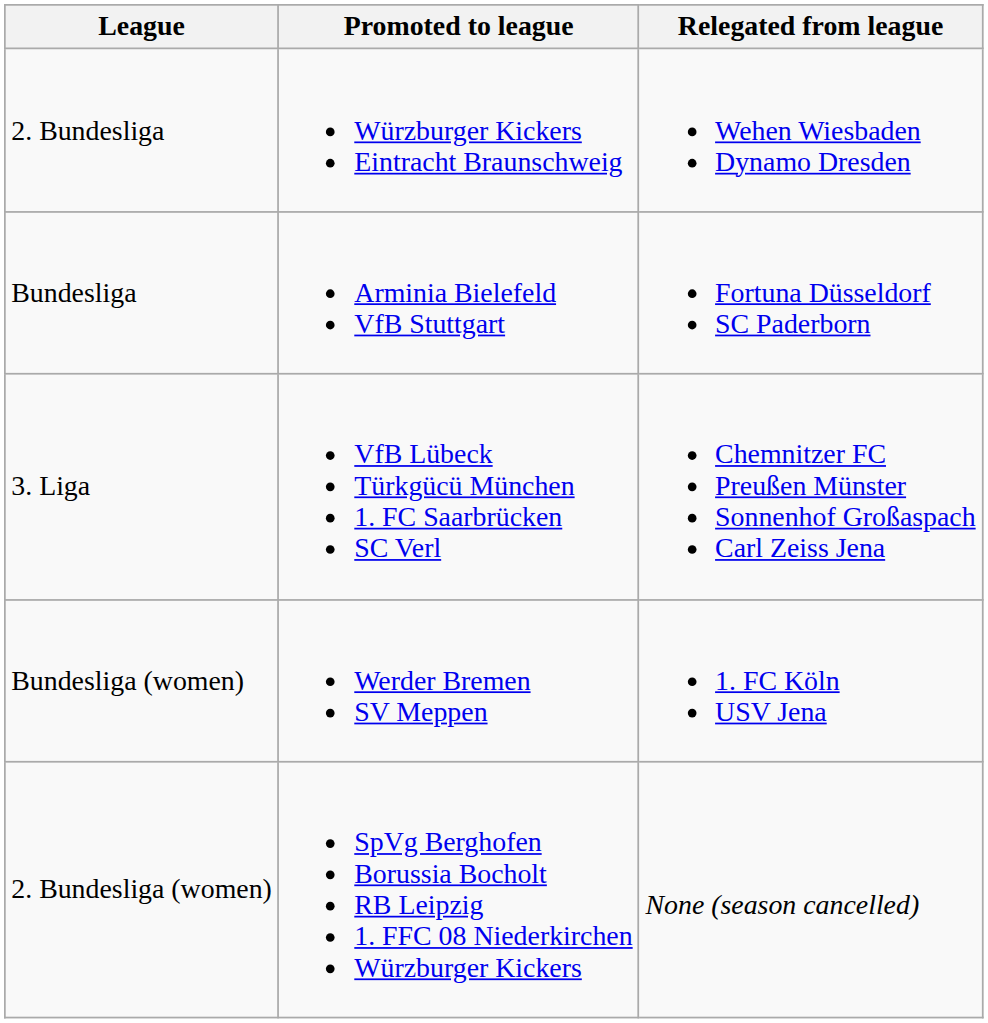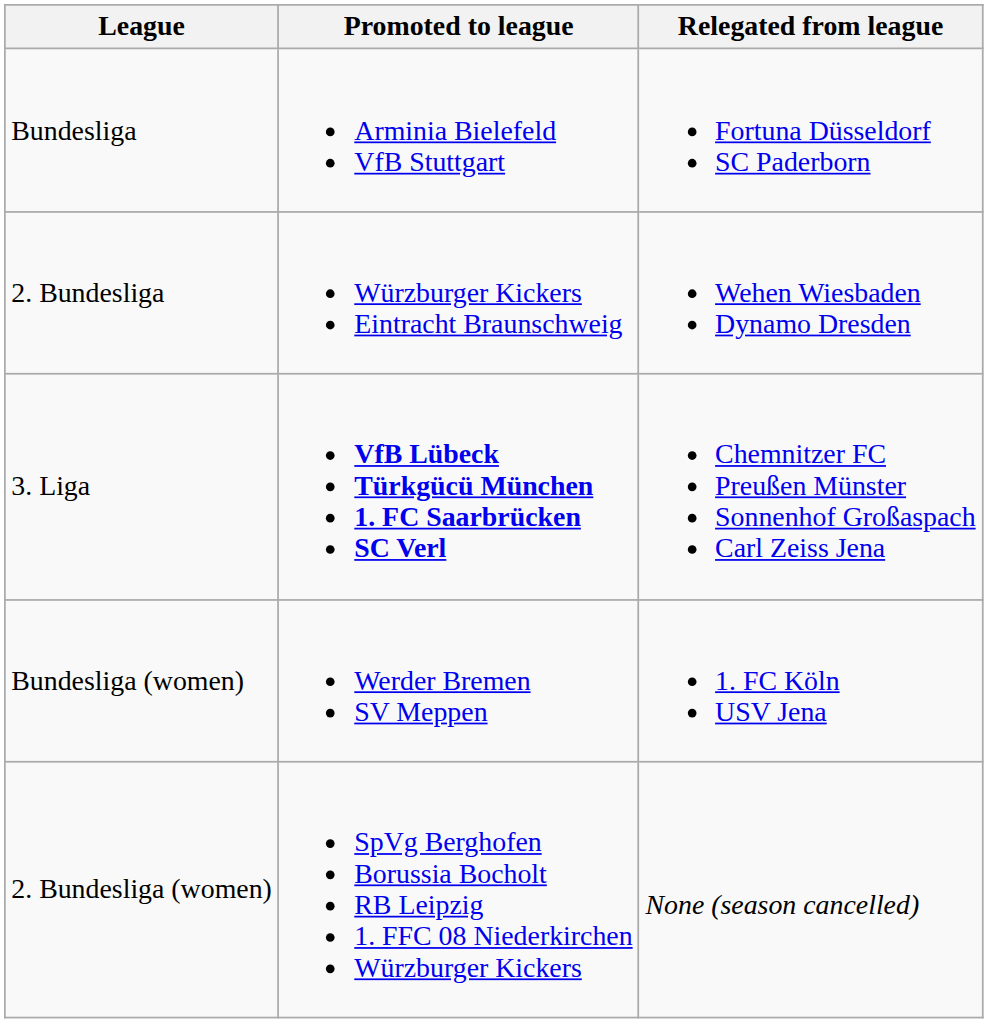rows swapped: (74, 292) <-> (88, 129)
(459, 502) normal -> (459, 502) bold
